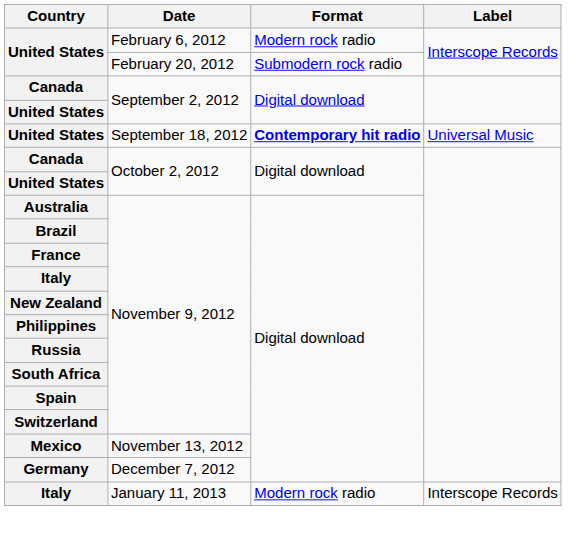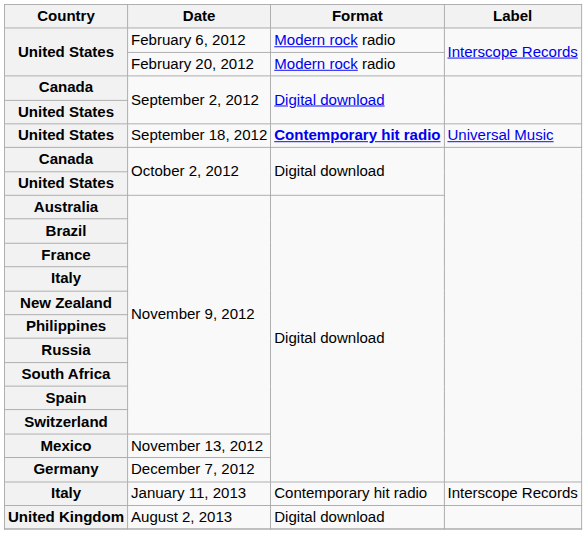(328, 64) Submodern rock radio -> (335, 64) Modern rock radio
(315, 493) Modern rock radio -> (351, 493) Contemporary hit radio
+ row: (66, 517)
